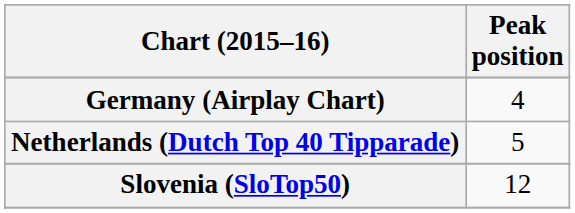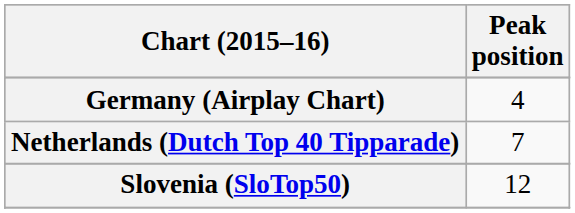(518, 142) 5 -> (518, 142) 7
